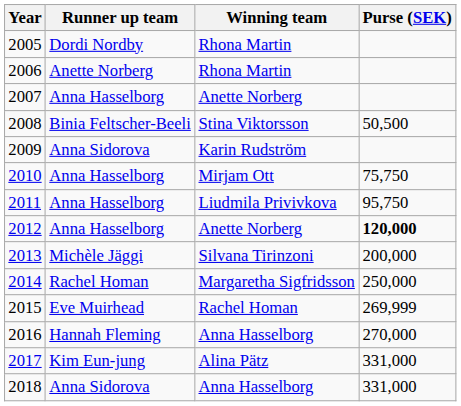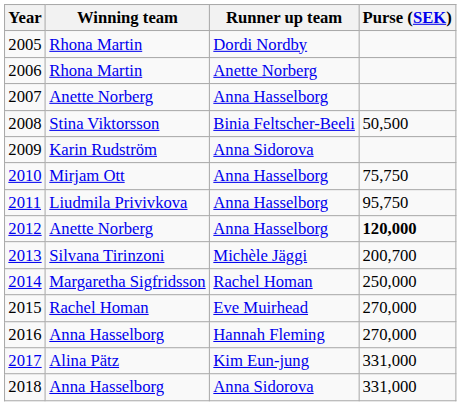columns swapped: (277, 17) <-> (120, 17)
(390, 255) 200,000 -> (390, 255) 200,700
(390, 307) 269,999 -> (390, 307) 270,000
